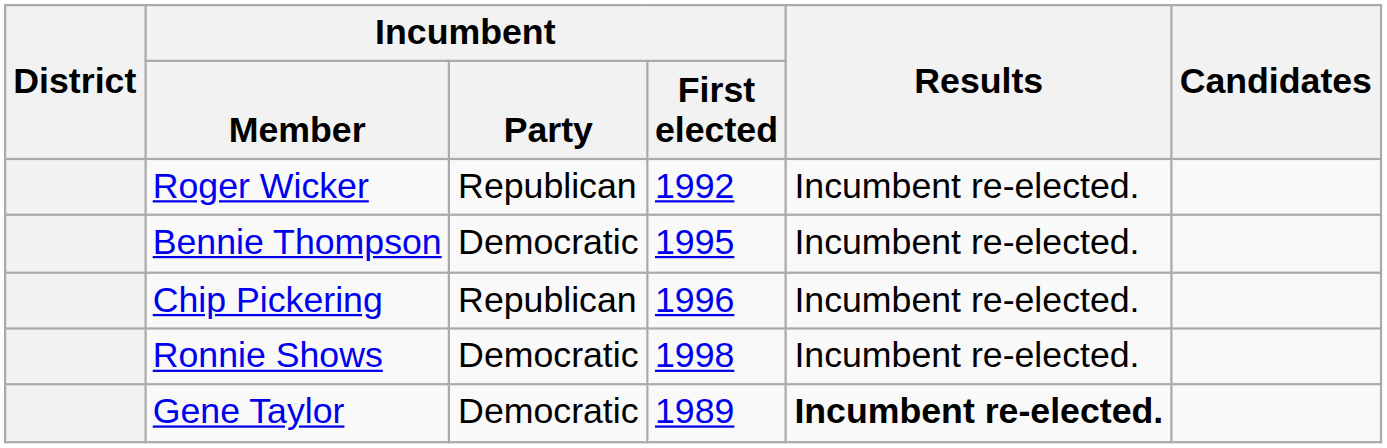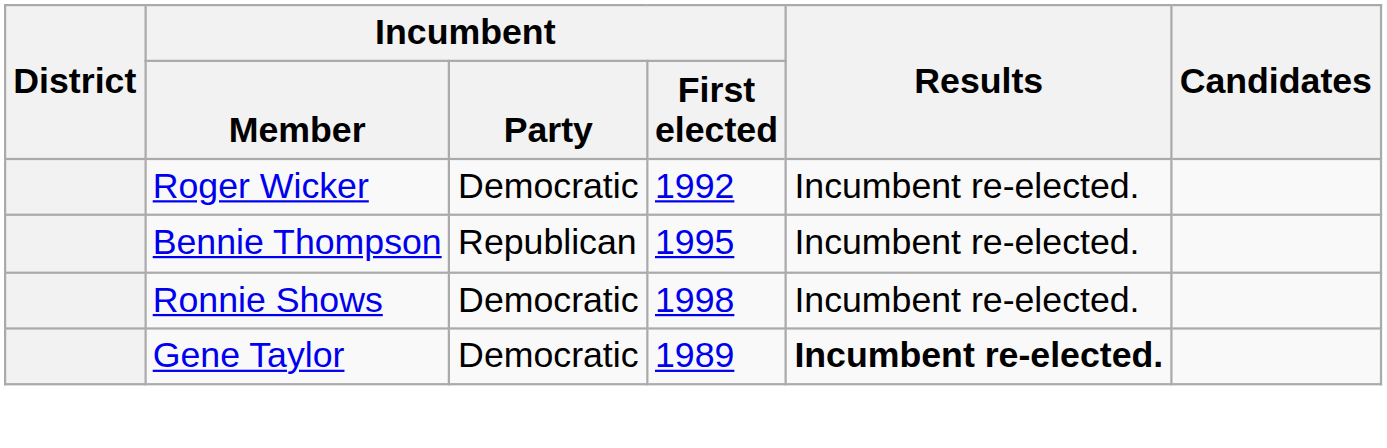(547, 186) Republican -> (548, 186) Democratic
(548, 242) Democratic -> (547, 242) Republican
- row: (268, 299)
